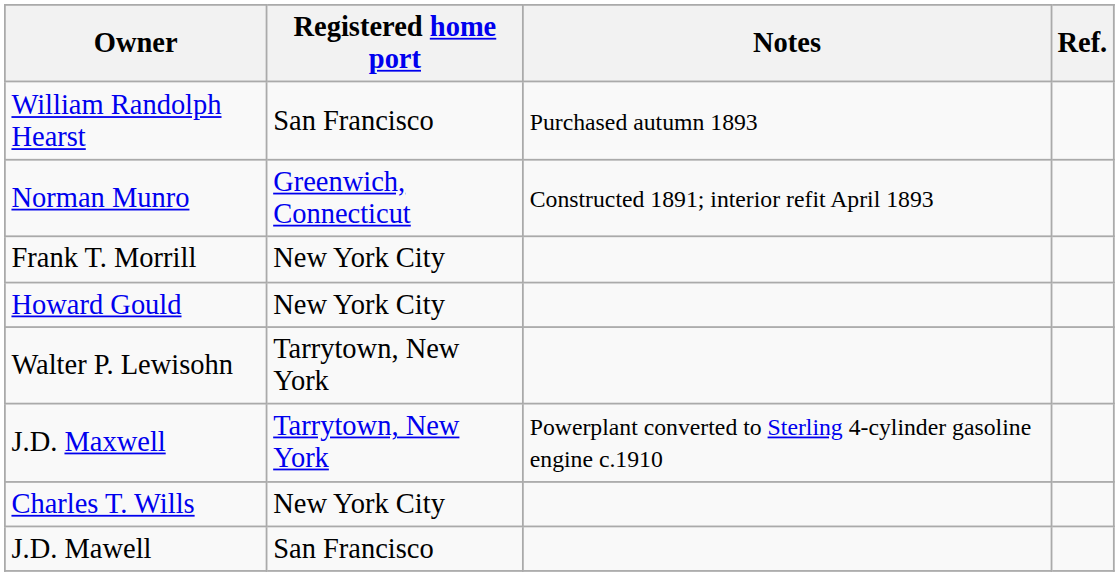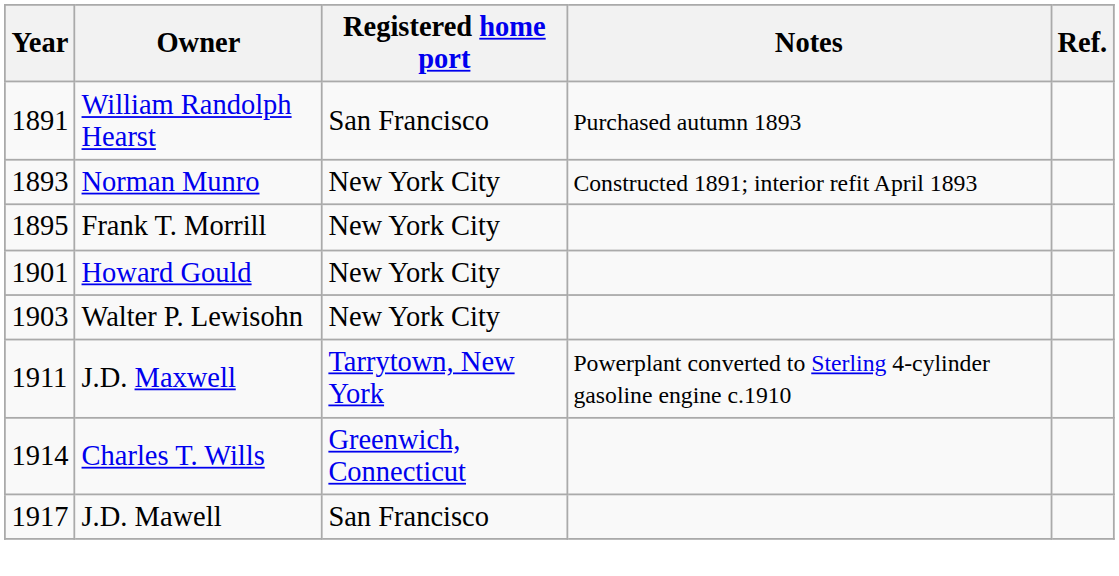+ column: (40, 43)
(342, 197) Greenwich, Connecticut -> (414, 181) New York City
(366, 365) Tarrytown, New York -> (414, 317) New York City
(359, 503) New York City -> (397, 455) Greenwich, Connecticut
